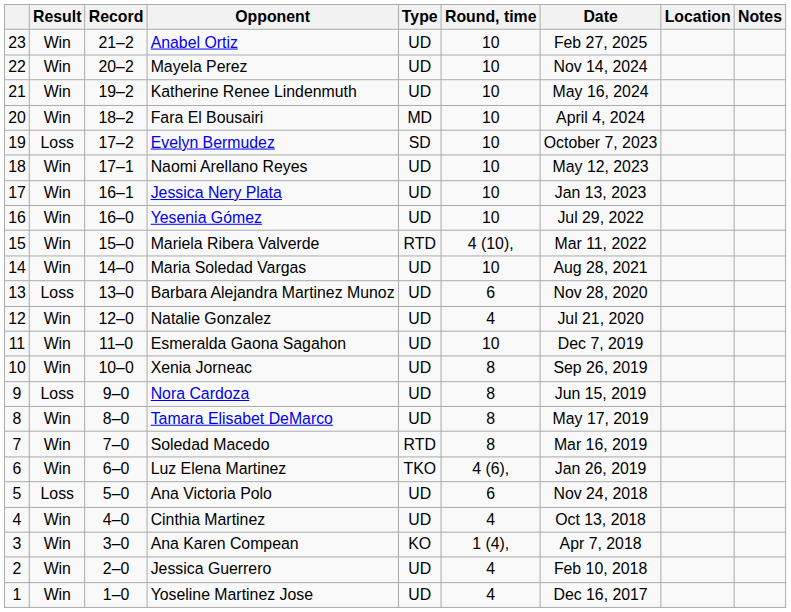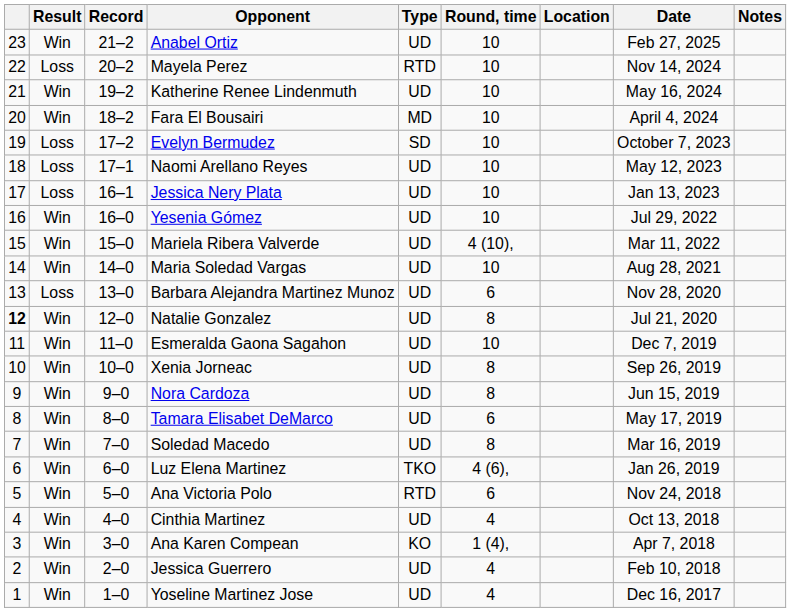columns swapped: (601, 17) <-> (698, 17)
(57, 67) Win -> (57, 67) Loss
(420, 67) UD -> (420, 67) RTD
(57, 167) Win -> (57, 167) Loss
(57, 192) Win -> (57, 192) Loss
(420, 243) RTD -> (420, 243) UD
(17, 318) normal -> (17, 318) bold
(491, 318) 4 -> (491, 318) 8
(57, 393) Loss -> (57, 393) Win
(491, 419) 8 -> (491, 419) 6
(420, 444) RTD -> (420, 444) UD
(57, 494) Loss -> (57, 494) Win
(420, 494) UD -> (420, 494) RTD
